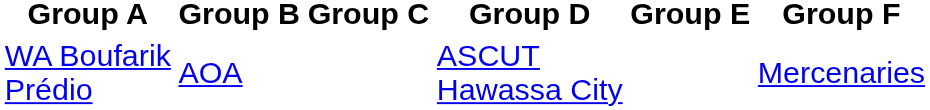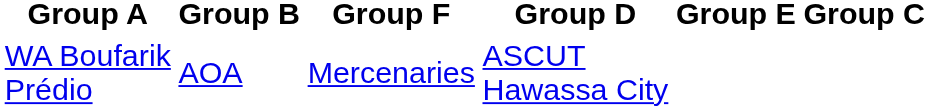columns swapped: (368, 14) <-> (841, 14)
